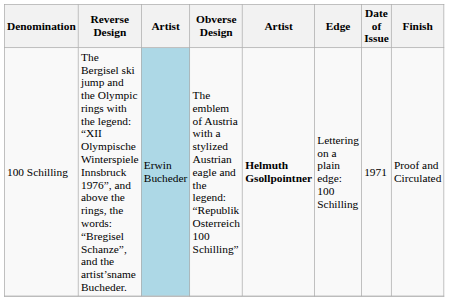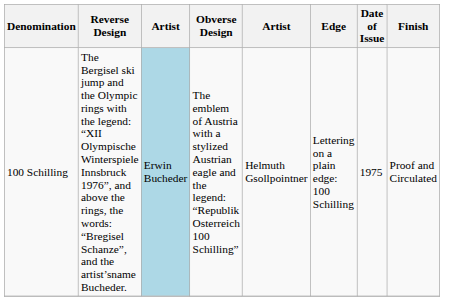(279, 172) bold -> (276, 172) normal
(376, 172) 1971 -> (371, 172) 1975
